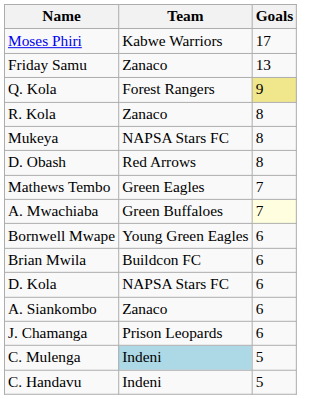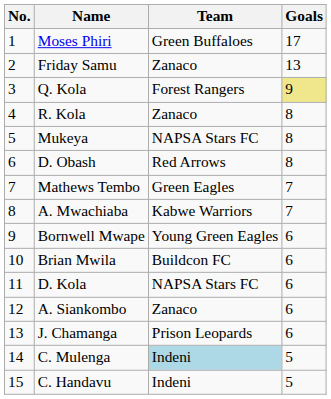+ column: (19, 16)
(172, 41) Kabwe Warriors -> (202, 41) Green Buffaloes
(173, 211) Green Buffaloes -> (202, 211) Kabwe Warriors
(260, 211) lightyellow background -> (289, 211) no background
